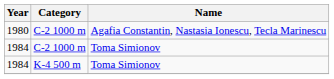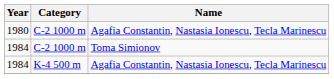(125, 64) Toma Simionov -> (208, 64) Agafia Constantin, Nastasia Ionescu, Tecla Marinescu
